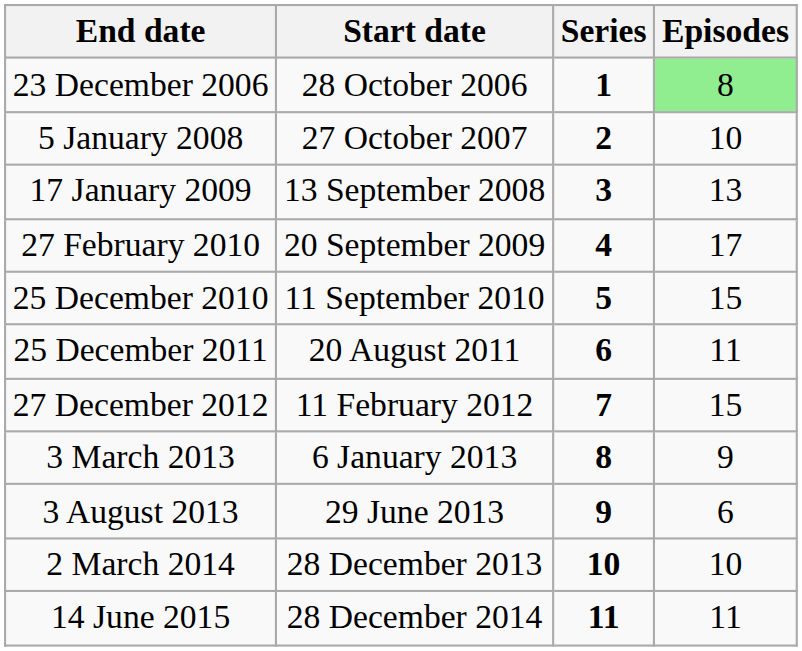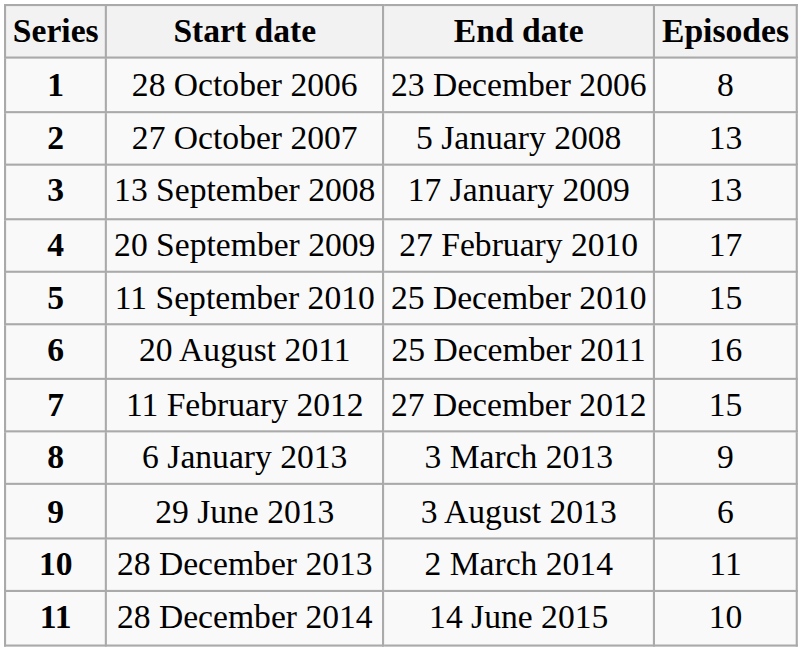columns swapped: (604, 31) <-> (141, 31)
(726, 84) lightgreen background -> (726, 84) no background
(726, 137) 10 -> (726, 137) 13
(726, 350) 11 -> (726, 350) 16
(726, 564) 10 -> (726, 564) 11
(726, 617) 11 -> (726, 617) 10
